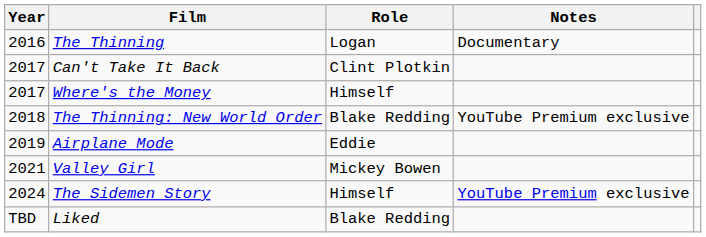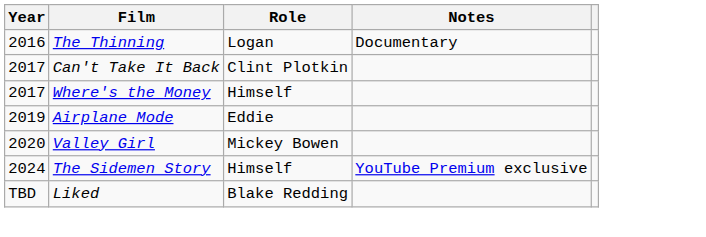- row: (187, 118)
(27, 168) 2021 -> (27, 143) 2020
